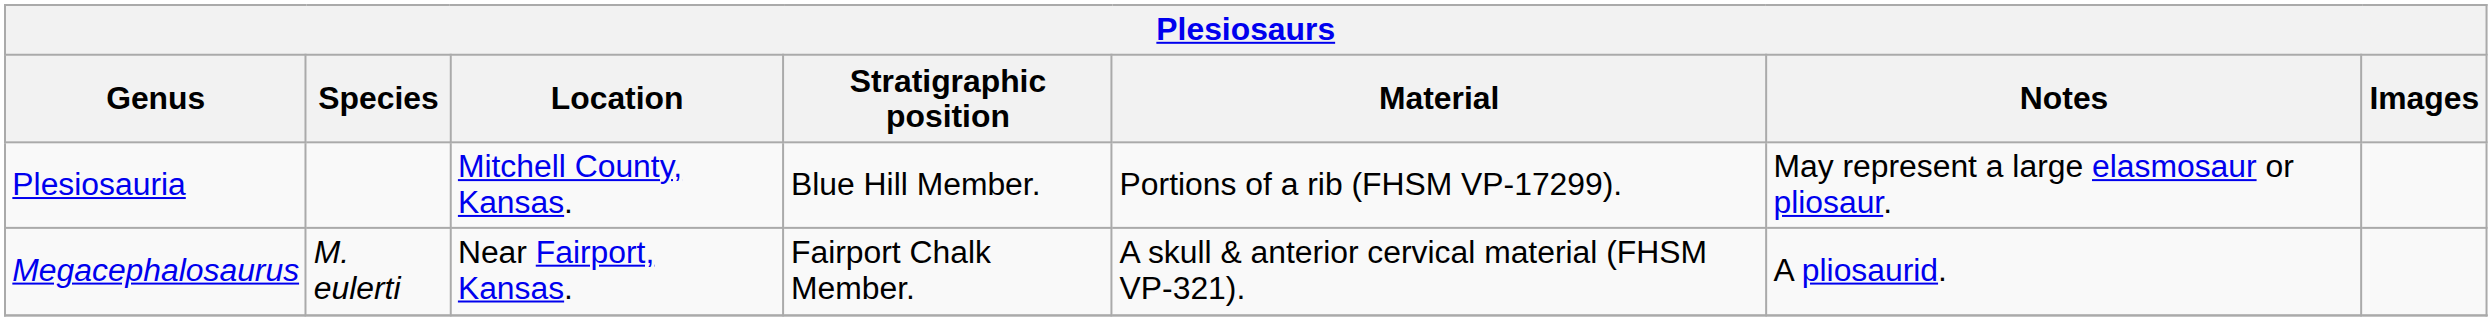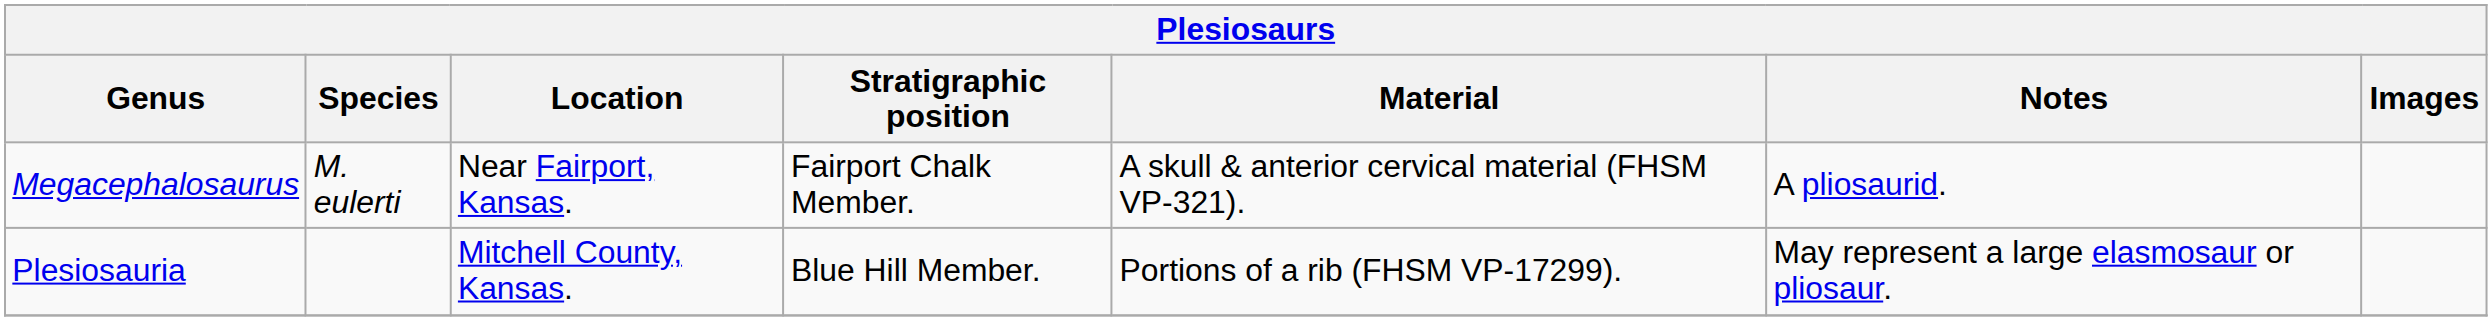rows swapped: (156, 270) <-> (99, 184)
